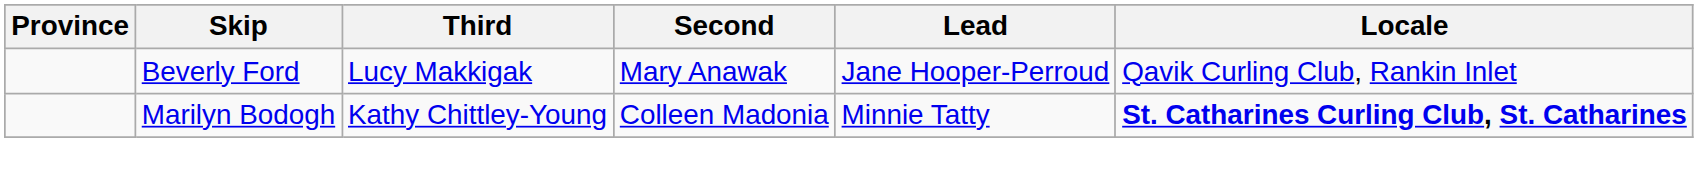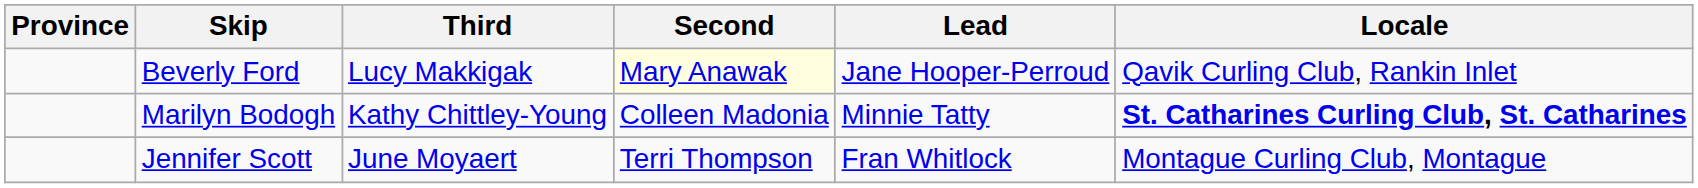(703, 70) no background -> (703, 70) lightyellow background
+ row: (227, 159)
